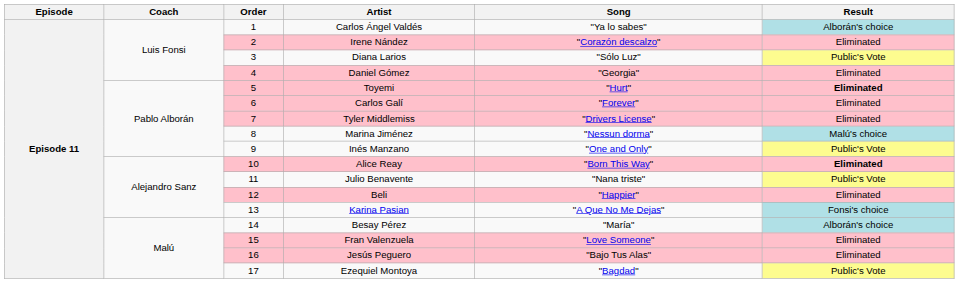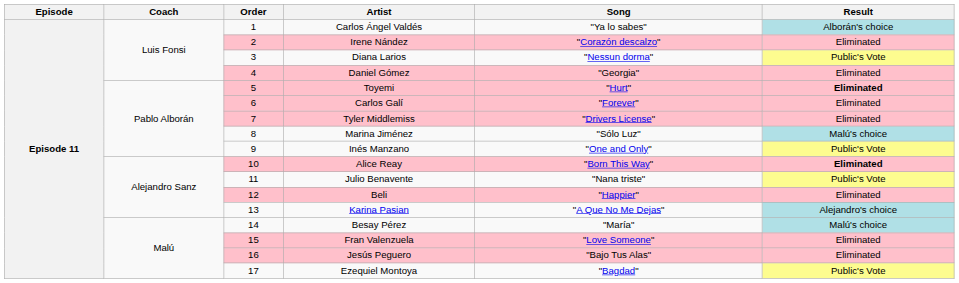(619, 57) "Sólo Luz" -> (619, 57) "Nessun dorma"
(619, 133) "Nessun dorma" -> (619, 133) "Sólo Luz"
(858, 210) Fonsi's choice -> (858, 210) Alejandro's choice
(858, 225) Alborán's choice -> (858, 225) Malú's choice
